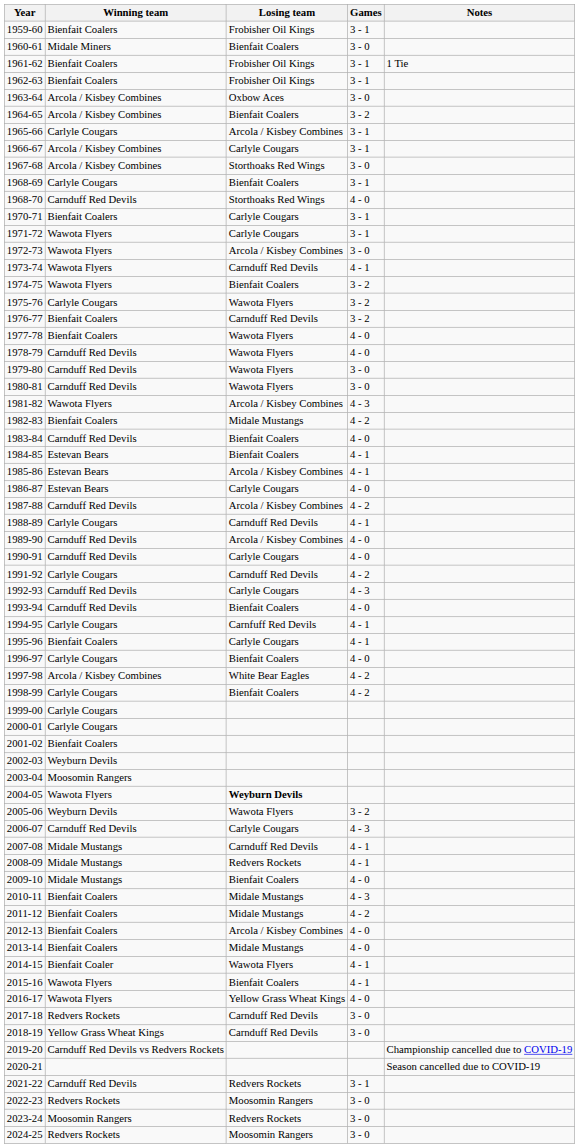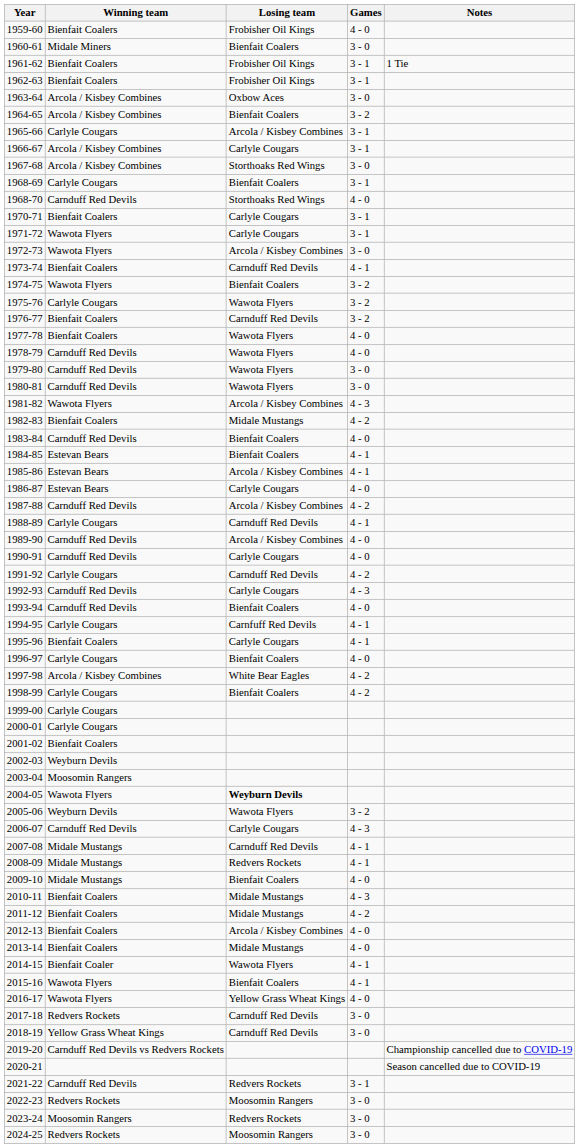(360, 30) 3 - 1 -> (360, 30) 4 - 0
(80, 268) Wawota Flyers -> (82, 268) Bienfait Coalers
